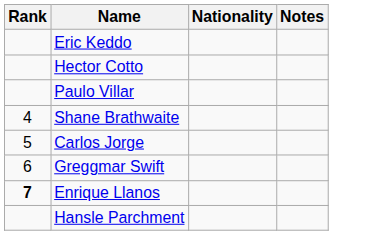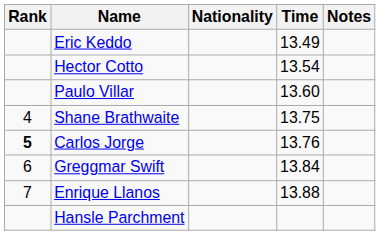+ column: (300, 17)
(28, 142) normal -> (28, 142) bold
(28, 192) bold -> (28, 192) normal
